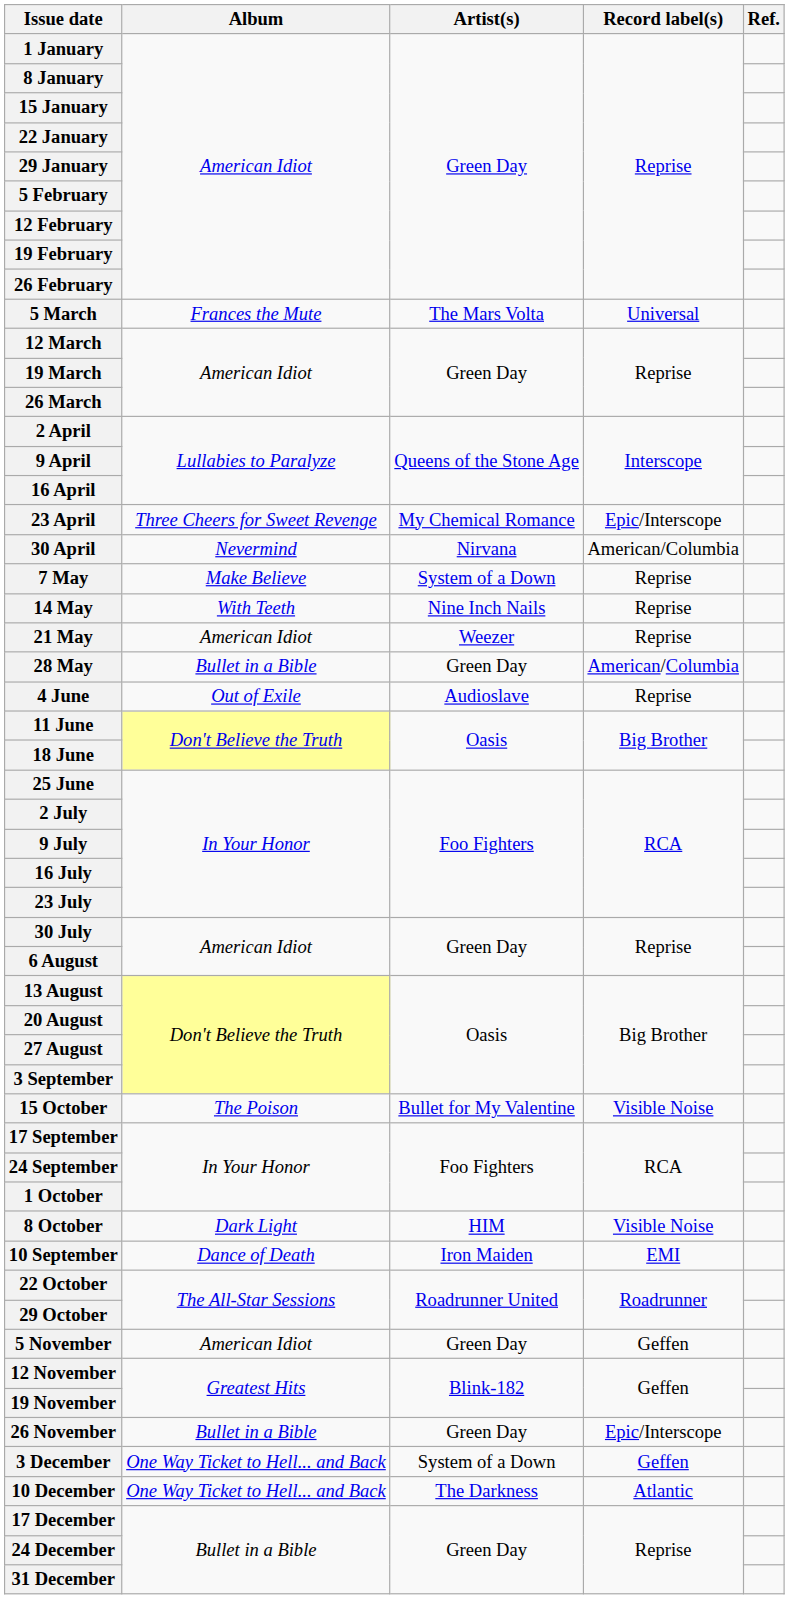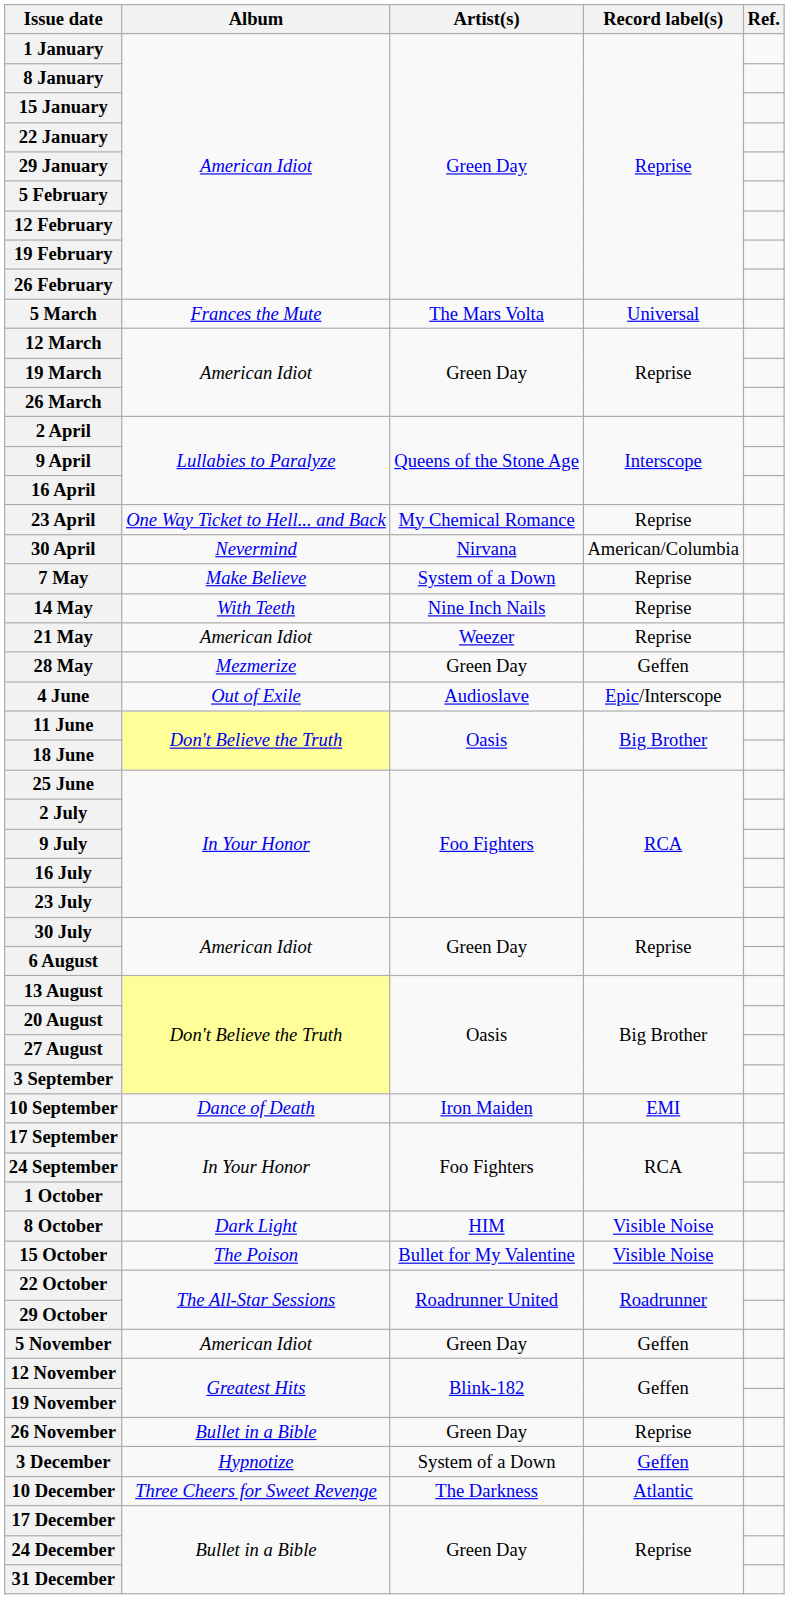(256, 519) Three Cheers for Sweet Revenge -> (256, 519) One Way Ticket to Hell... and Back
(663, 519) Epic/Interscope -> (663, 519) Reprise
(256, 666) Bullet in a Bible -> (256, 666) Mezmerize
(663, 666) American/Columbia -> (663, 666) Geffen
(663, 696) Reprise -> (663, 696) Epic/Interscope
rows swapped: (63, 1255) <-> (63, 1108)
(663, 1432) Epic/Interscope -> (663, 1432) Reprise
(256, 1461) One Way Ticket to Hell... and Back -> (256, 1461) Hypnotize
(256, 1490) One Way Ticket to Hell... and Back -> (256, 1490) Three Cheers for Sweet Revenge
